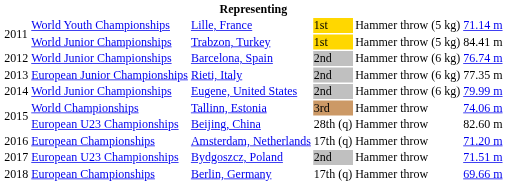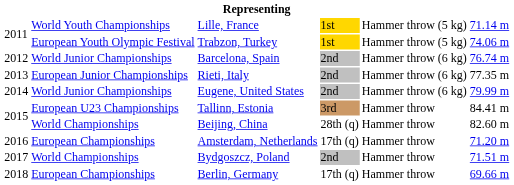(101, 42) World Junior Championships -> (113, 42) European Youth Olympic Festival
(483, 42) 84.41 m -> (490, 42) 74.06 m
(85, 108) World Championships -> (105, 108) European U23 Championships
(483, 108) 74.06 m -> (490, 108) 84.41 m
(105, 124) European U23 Championships -> (85, 124) World Championships
(105, 157) European U23 Championships -> (85, 157) World Championships
